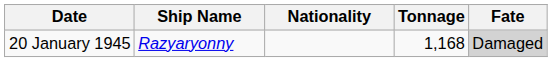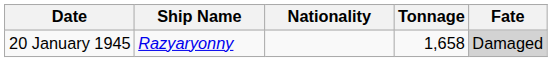(444, 43) 1,168 -> (444, 43) 1,658
